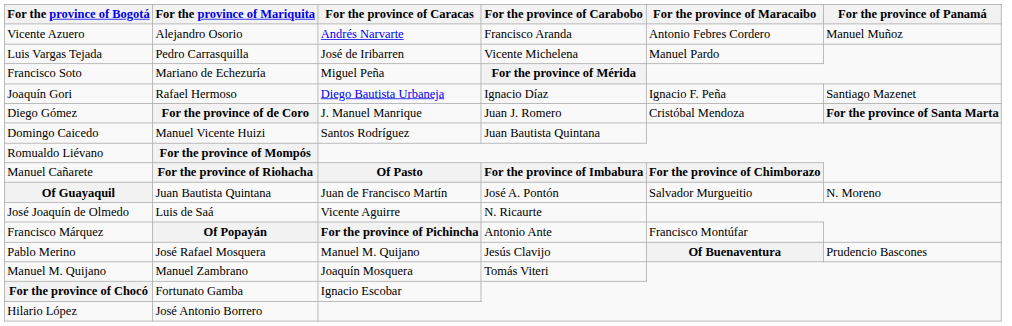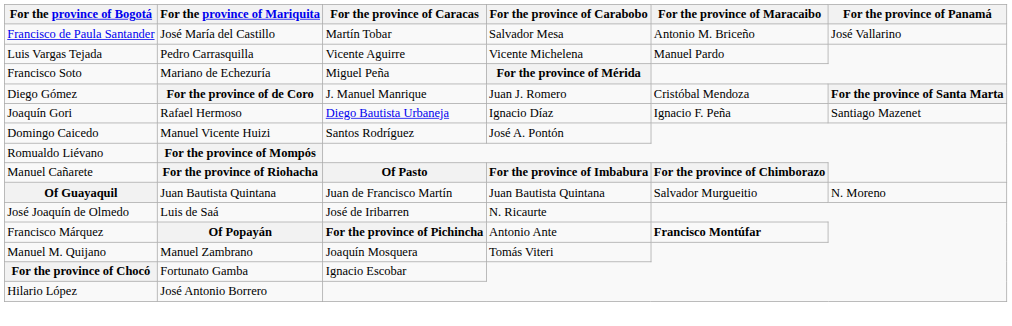+ row: (81, 34)
- row: (46, 34)
(362, 53) José de Iribarren -> (365, 53) Vicente Aguirre
rows swapped: (42, 113) <-> (40, 93)
(542, 133) Juan Bautista Quintana -> (526, 133) José A. Pontón
(521, 192) José A. Pontón -> (547, 192) Juan Bautista Quintana
(360, 212) Vicente Aguirre -> (367, 212) José de Iribarren
(698, 232) normal -> (707, 232) bold
- row: (41, 251)
